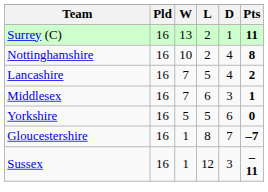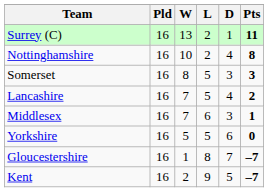+ row: (31, 75)
+ row: (20, 177)
- row: (25, 163)
